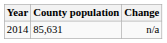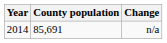(48, 30) 85,631 -> (48, 30) 85,691
